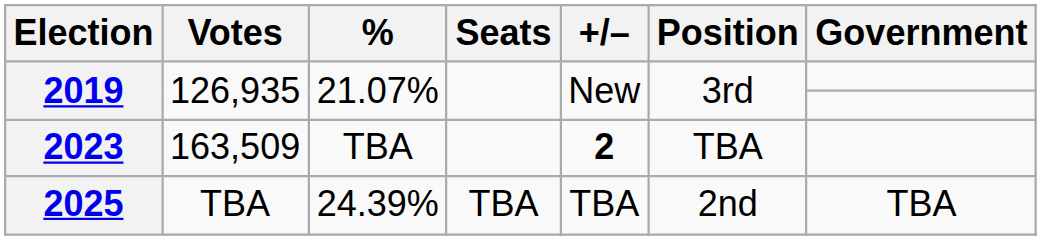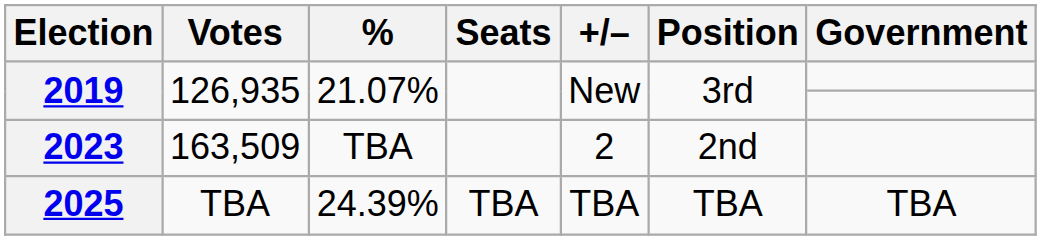(604, 147) bold -> (604, 147) normal
(728, 147) TBA -> (728, 147) 2nd
(728, 204) 2nd -> (728, 204) TBA
